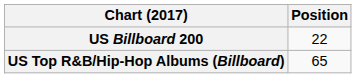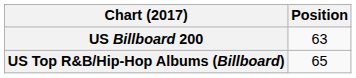(320, 38) 22 -> (320, 38) 63
